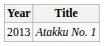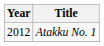(19, 32) 2013 -> (19, 32) 2012
